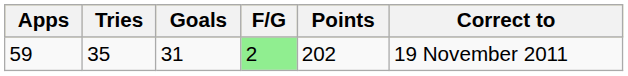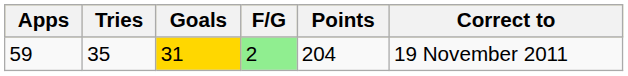(172, 53) no background -> (172, 53) gold background
(319, 53) 202 -> (319, 53) 204
